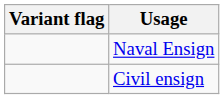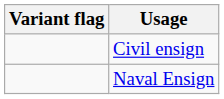rows swapped: (159, 78) <-> (164, 49)
